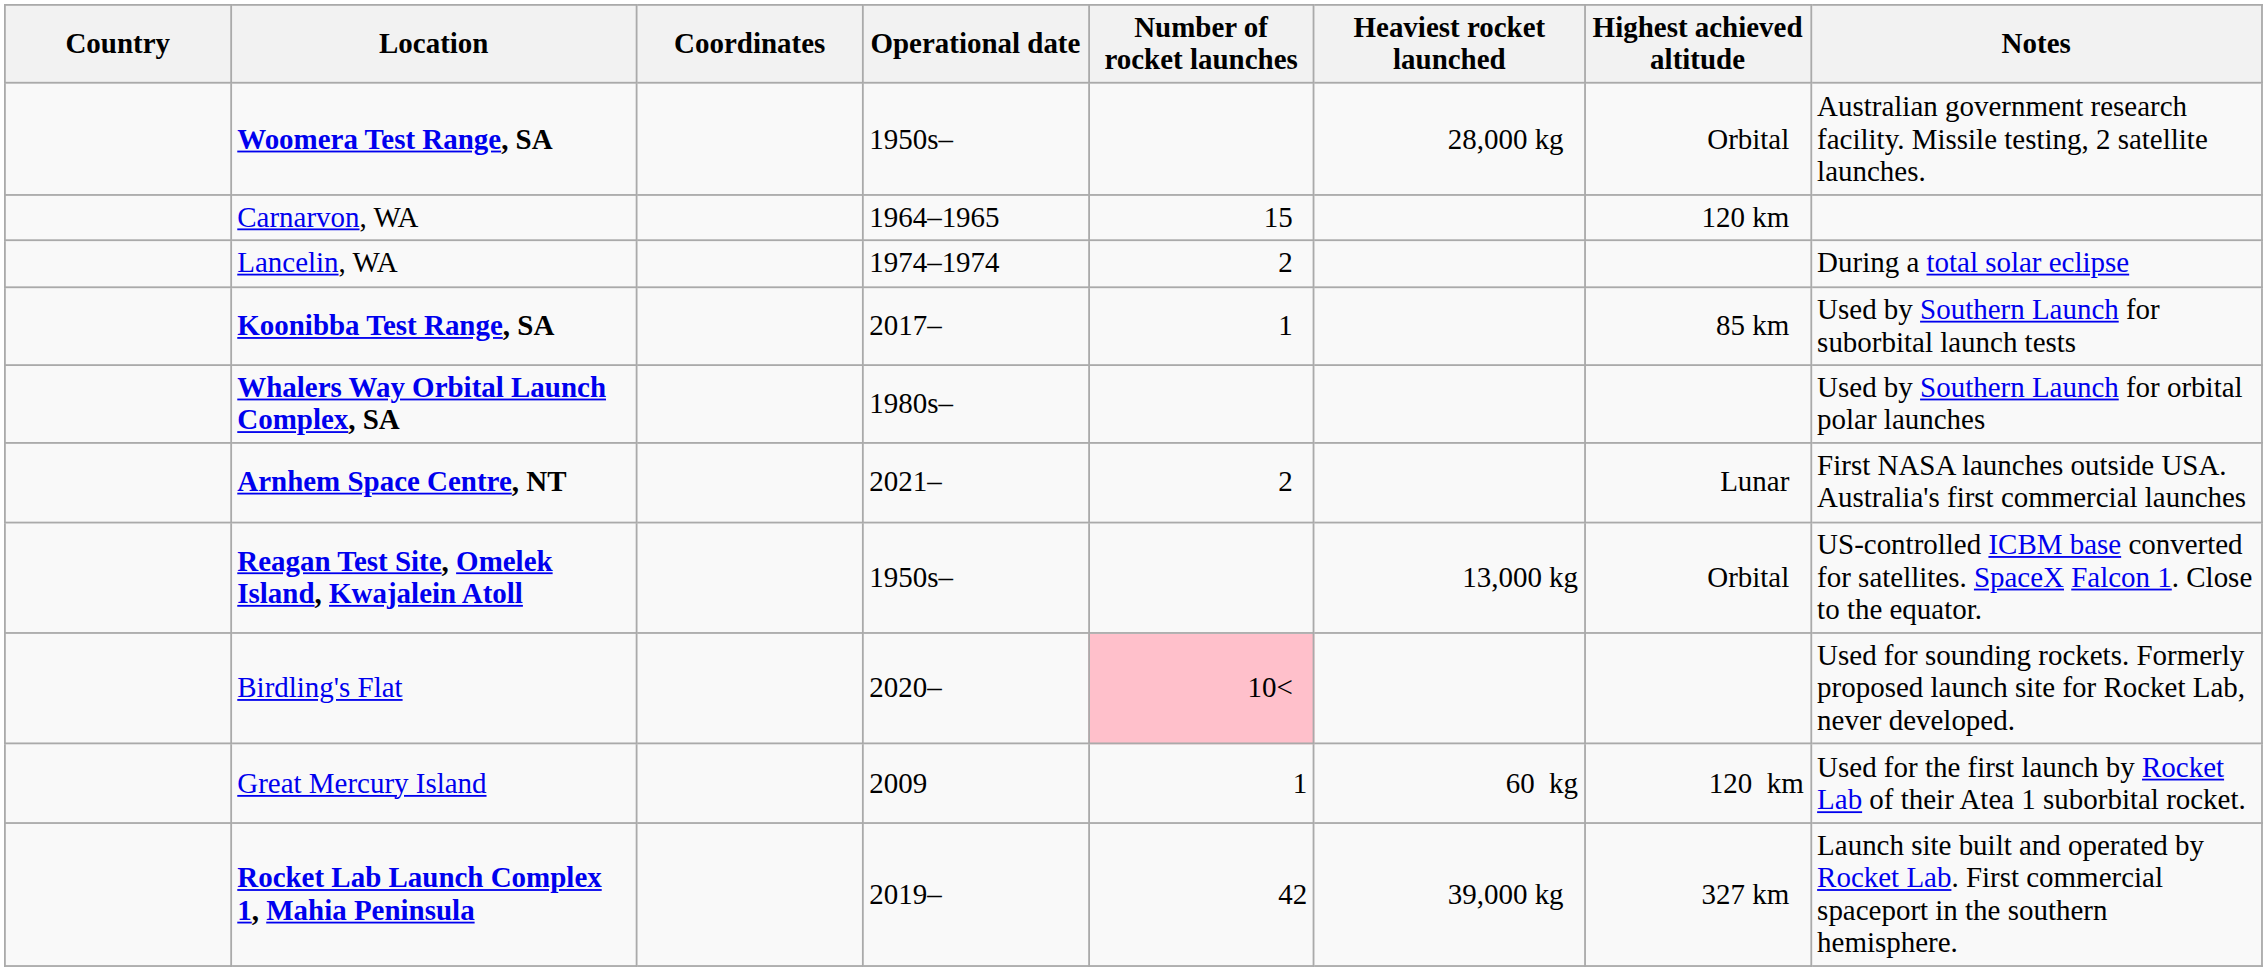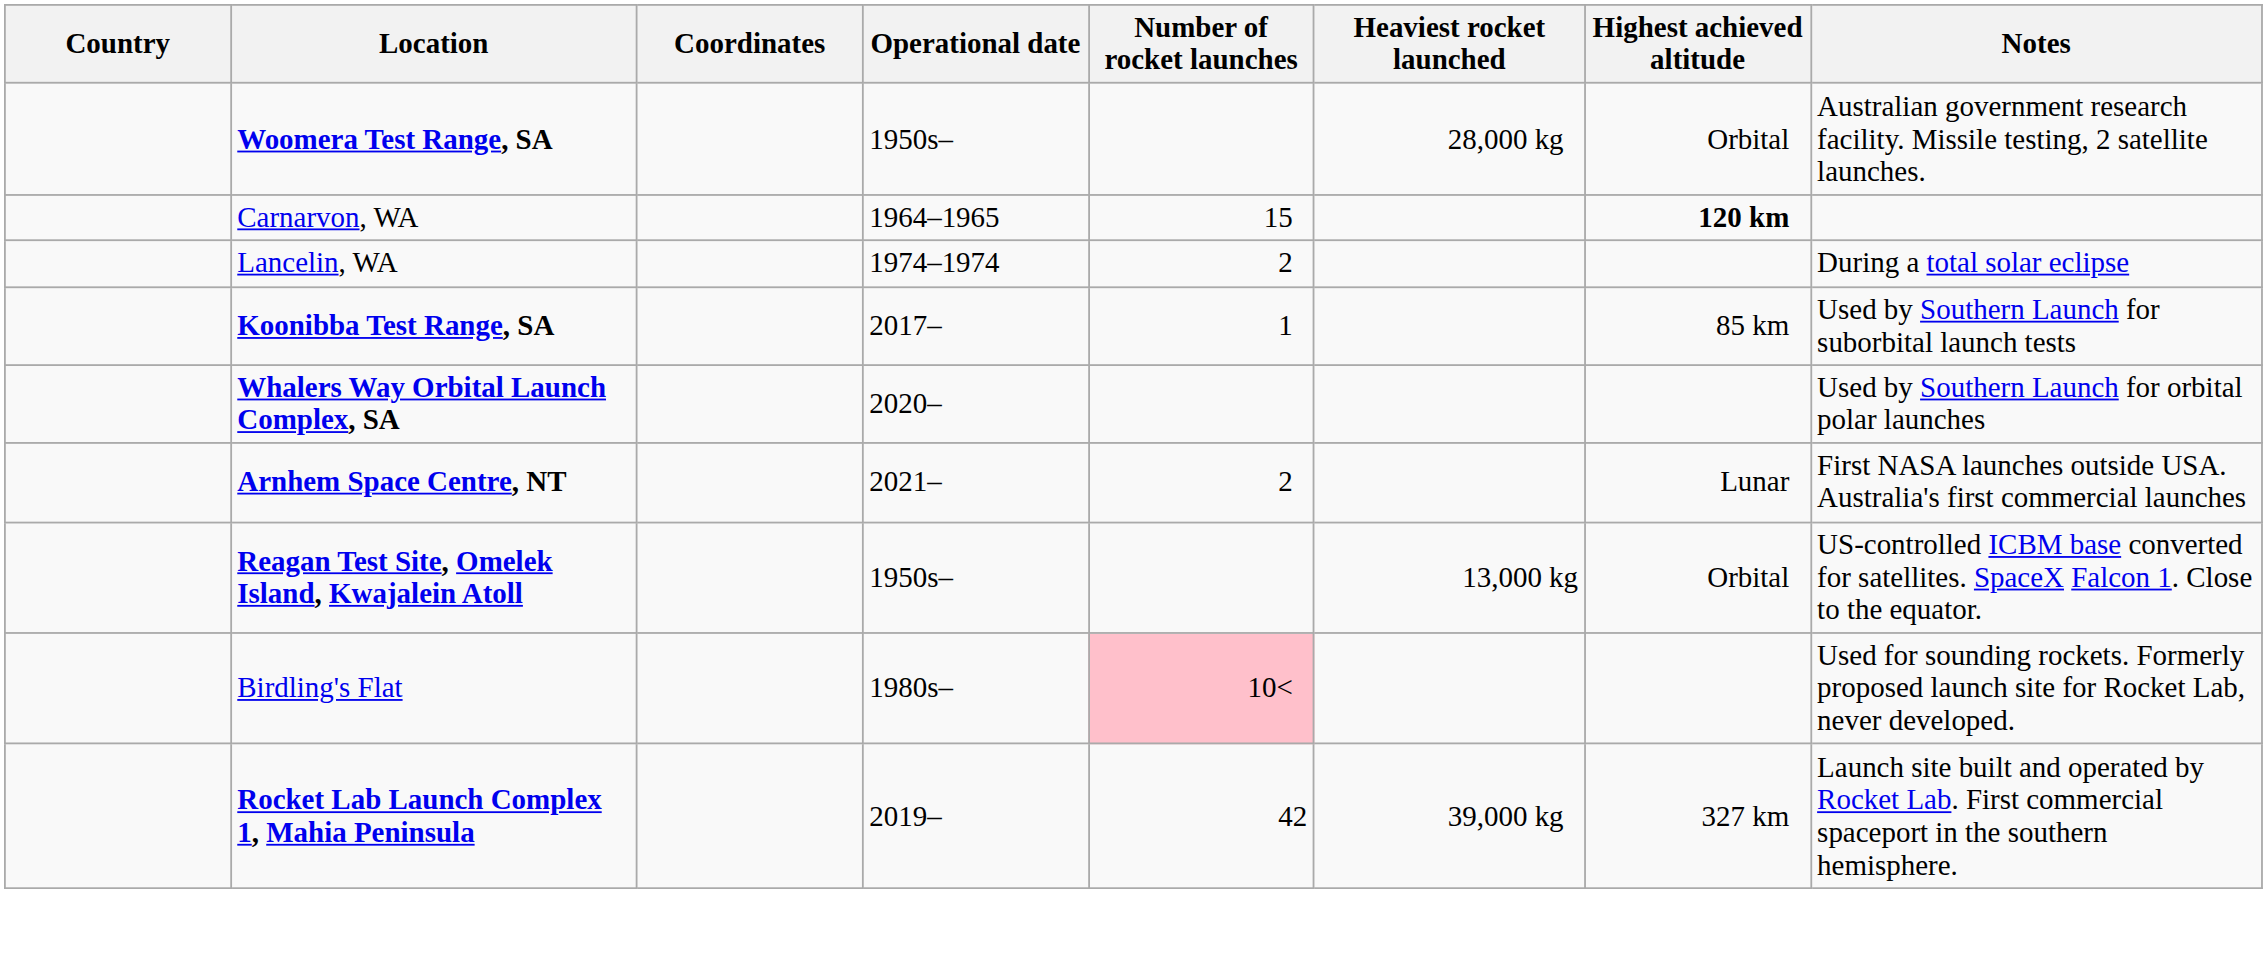(1753, 217) normal -> (1751, 217) bold
(911, 403) 1980s– -> (905, 403) 2020–
(905, 688) 2020– -> (911, 688) 1980s–
- row: (362, 782)
